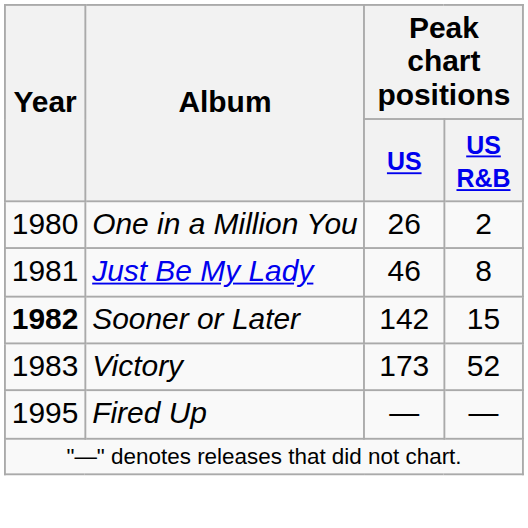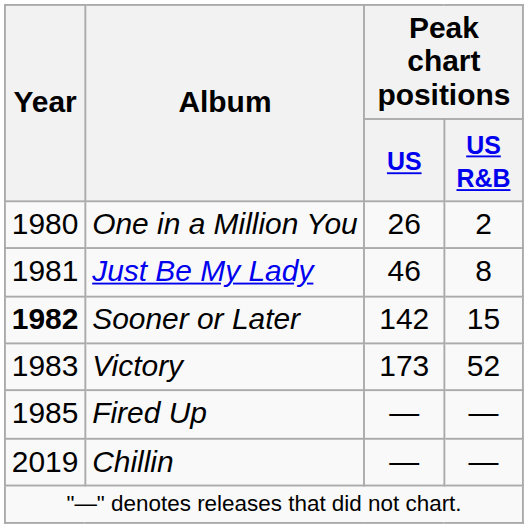(45, 413) 1995 -> (45, 413) 1985
+ row: (133, 461)
